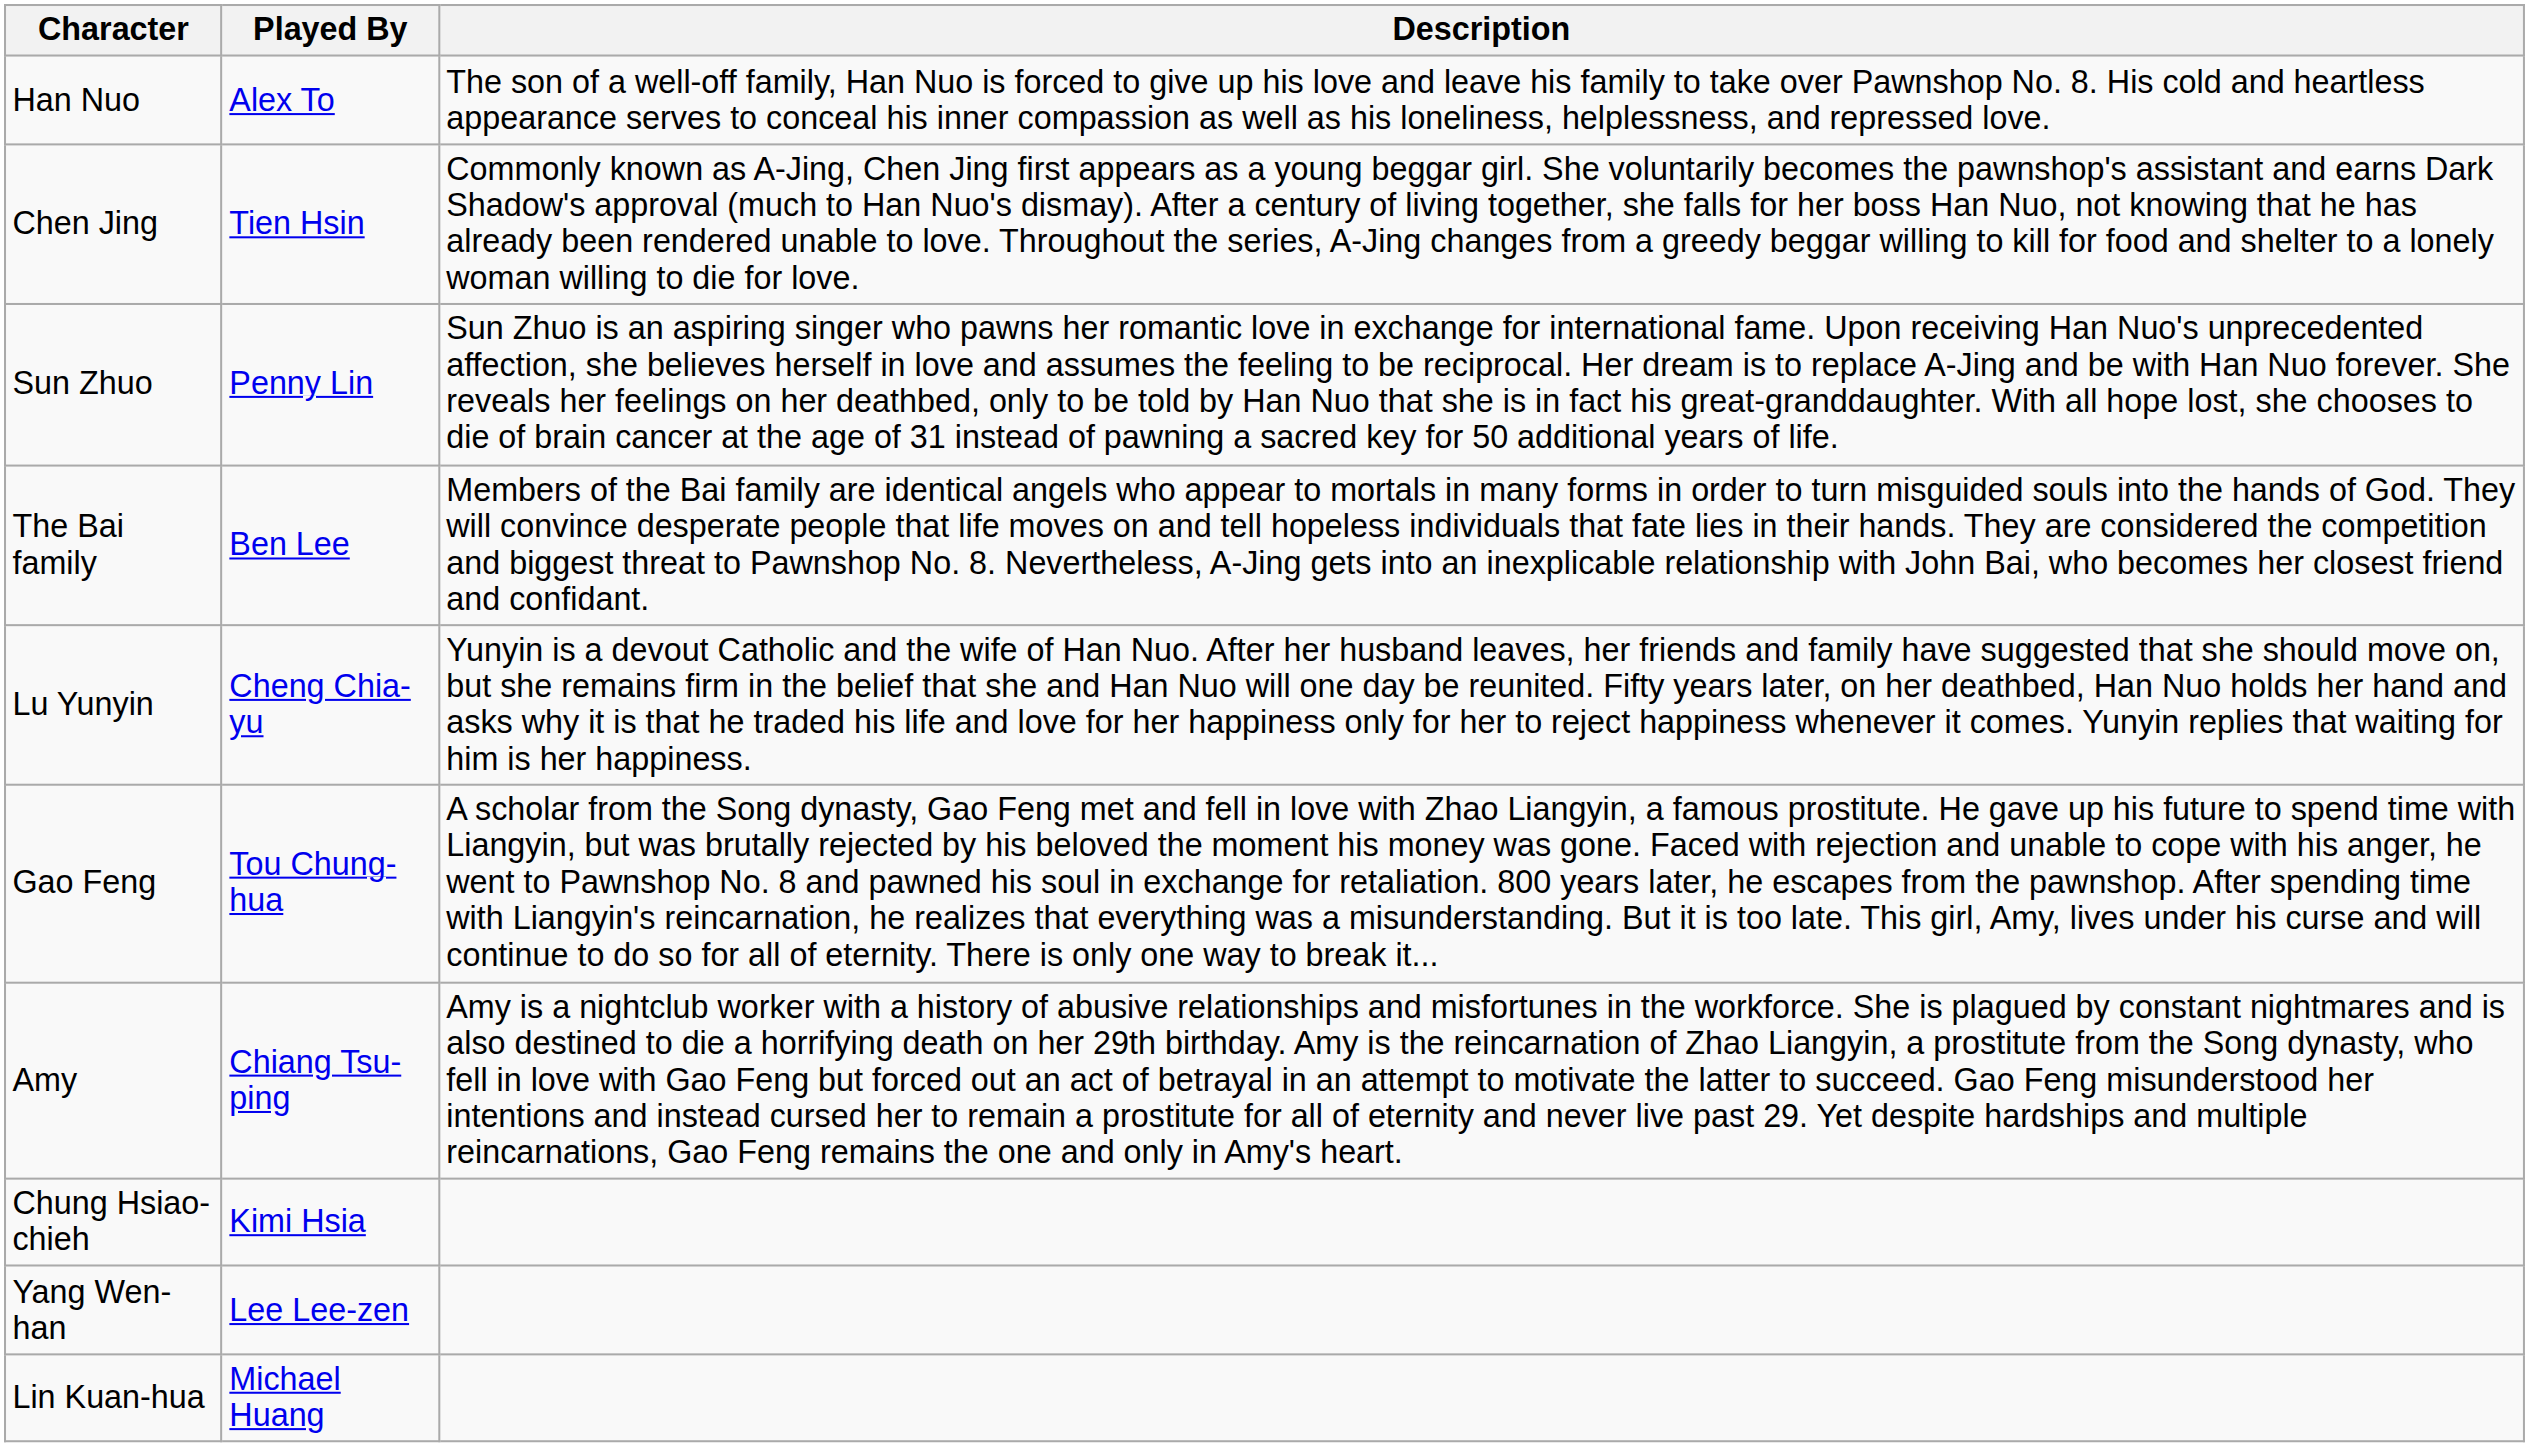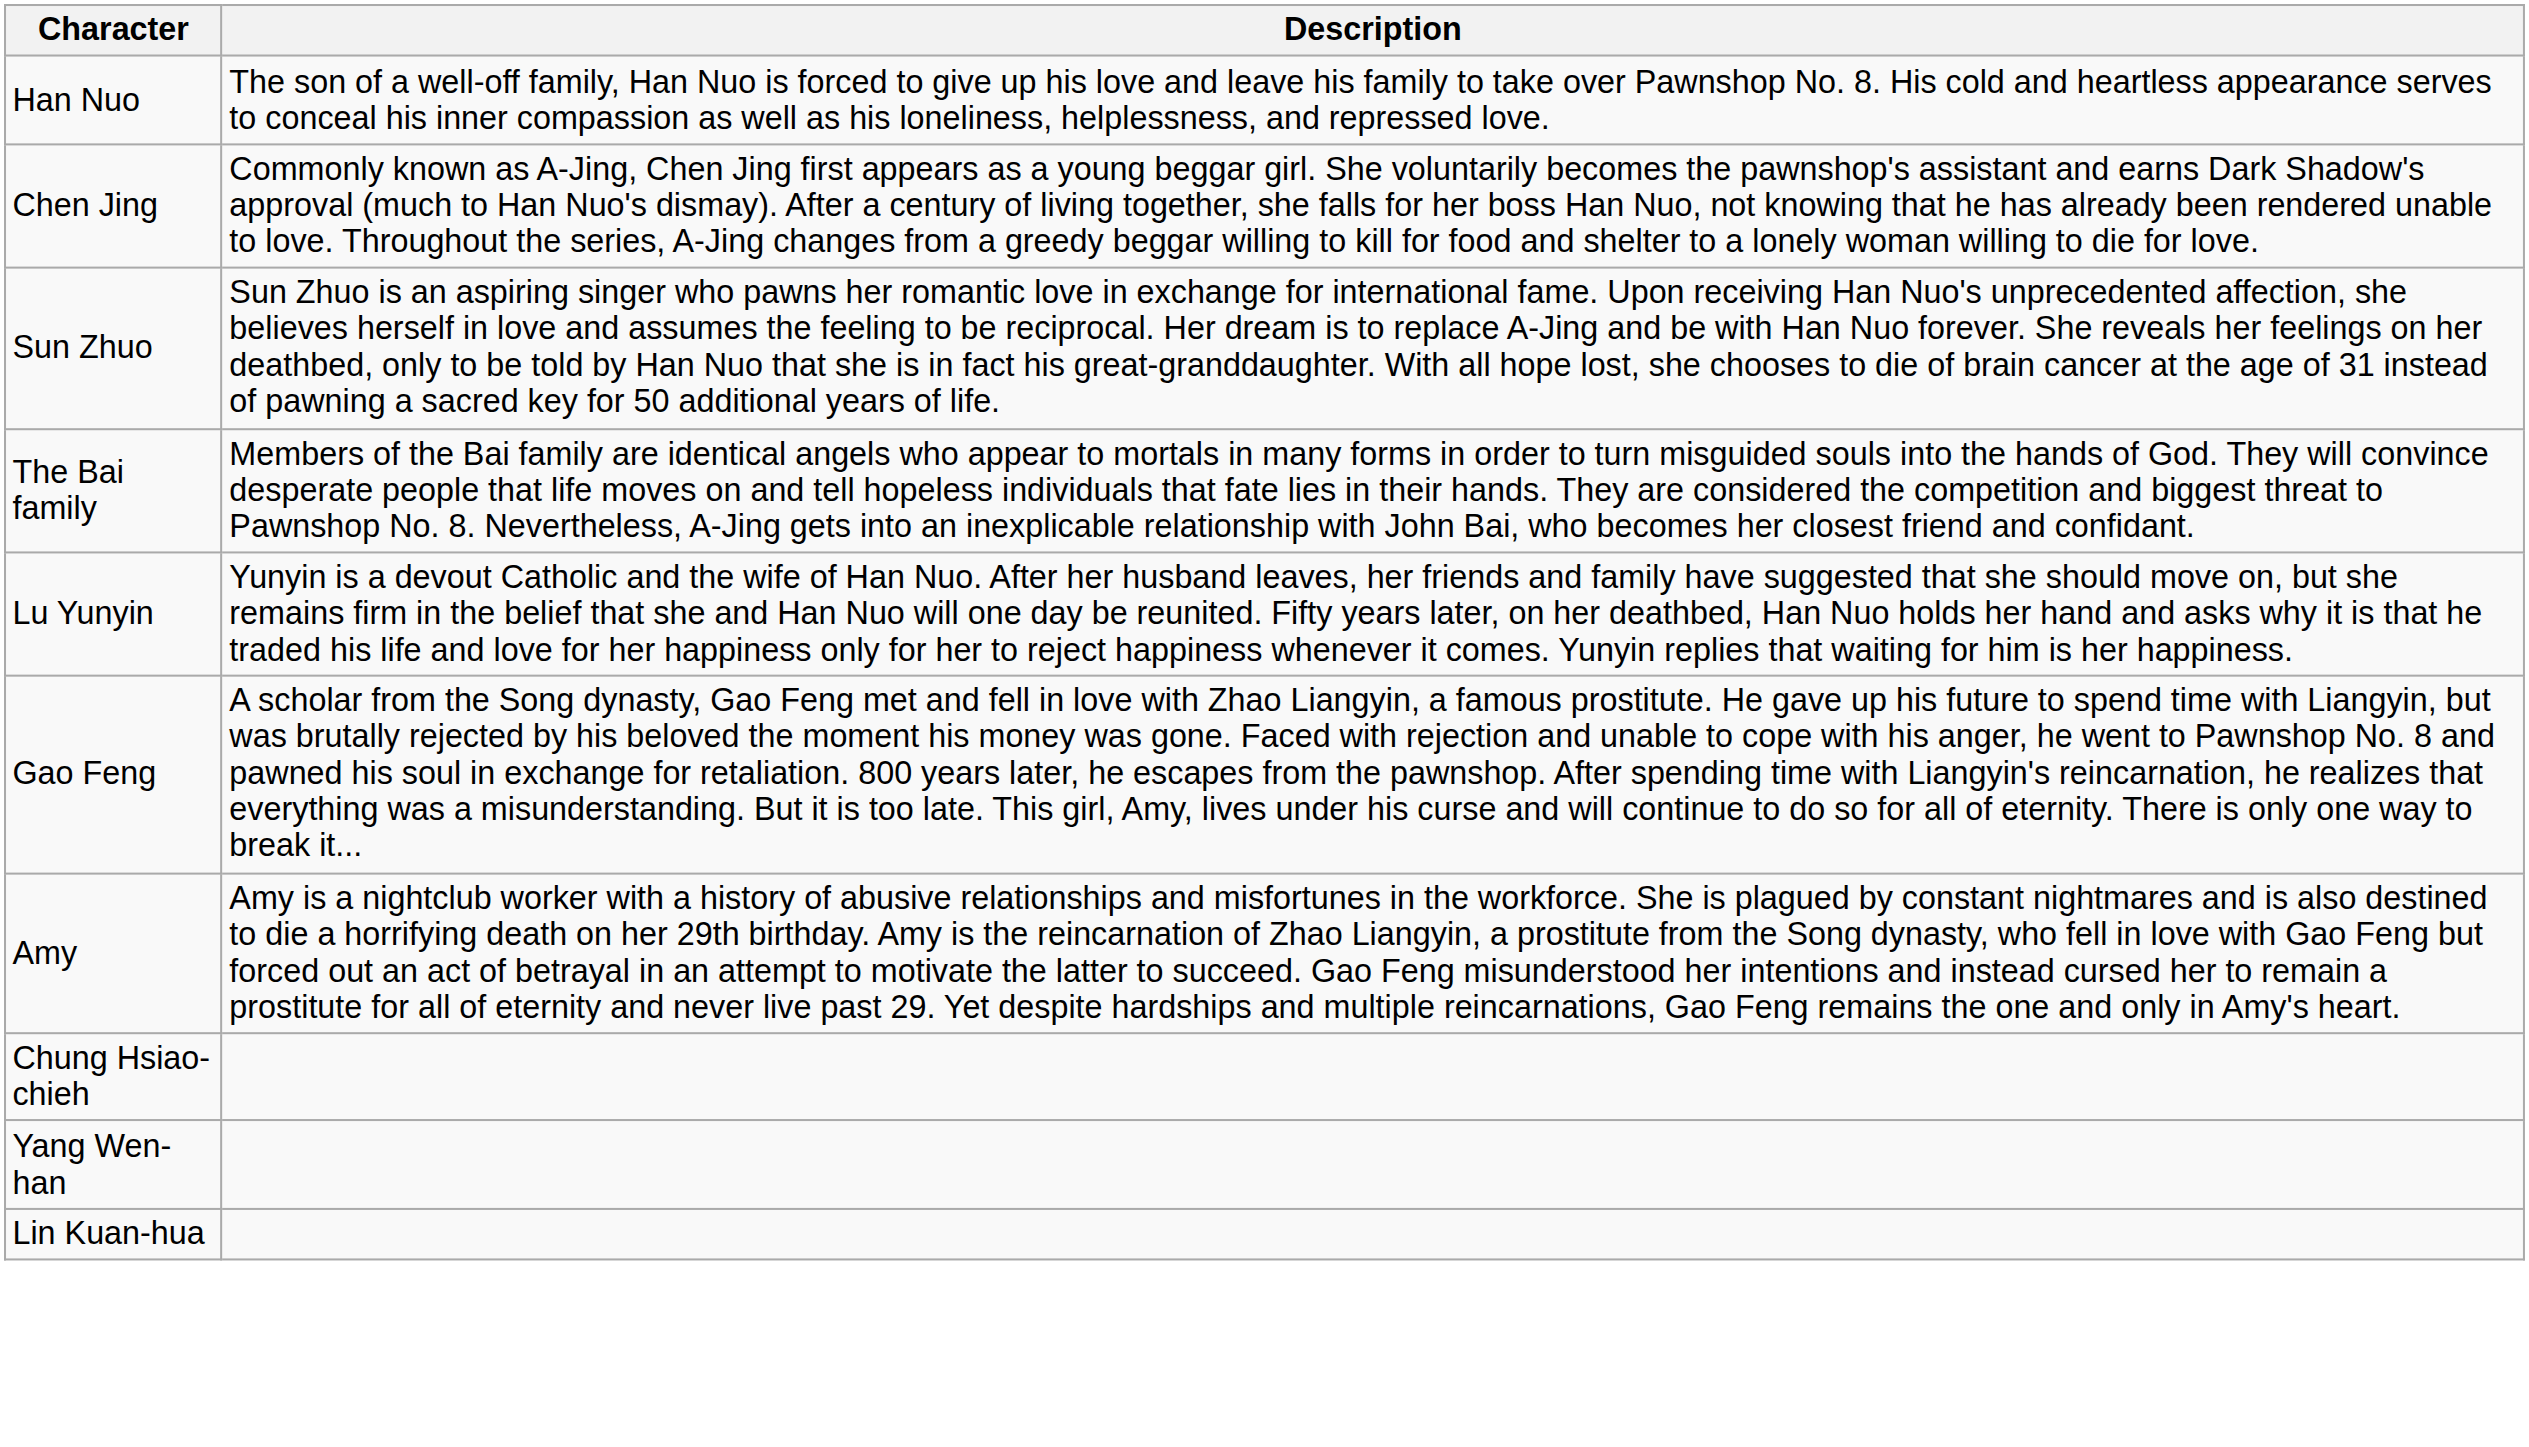- column: (330, 30)
